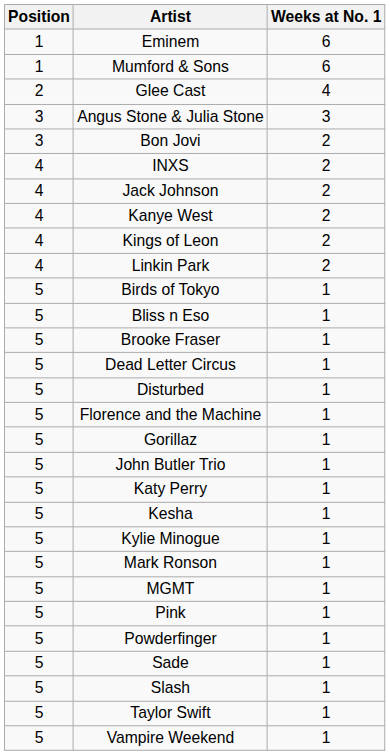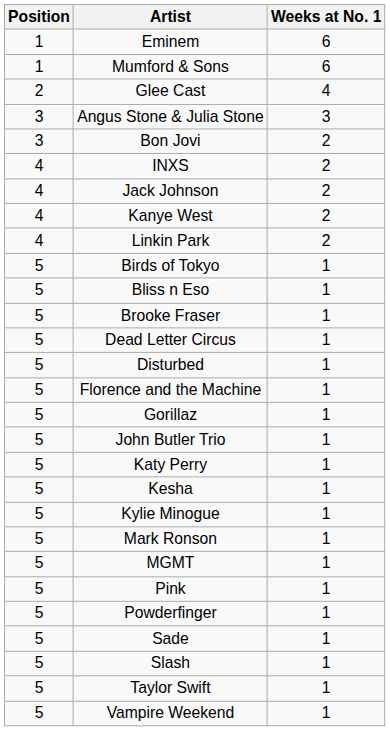- row: (170, 240)
